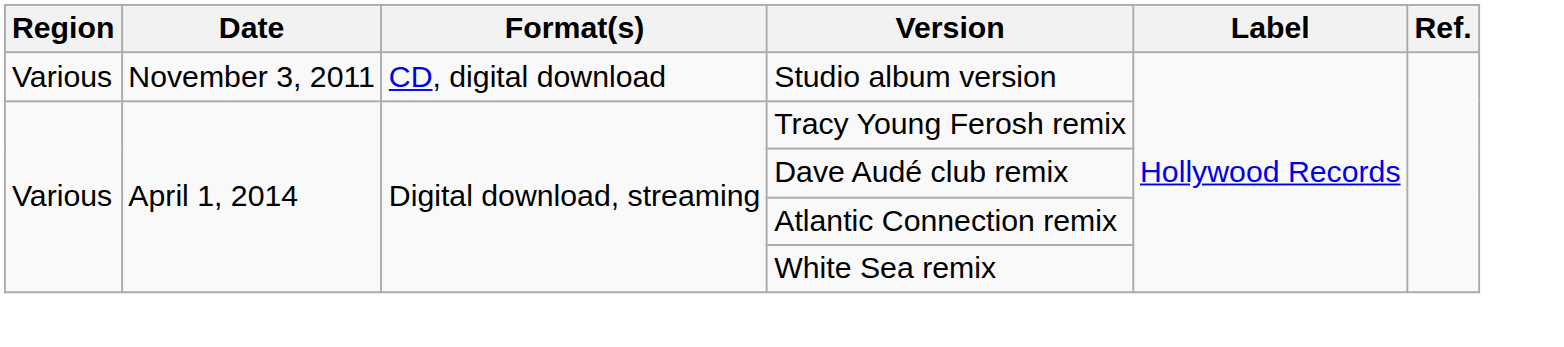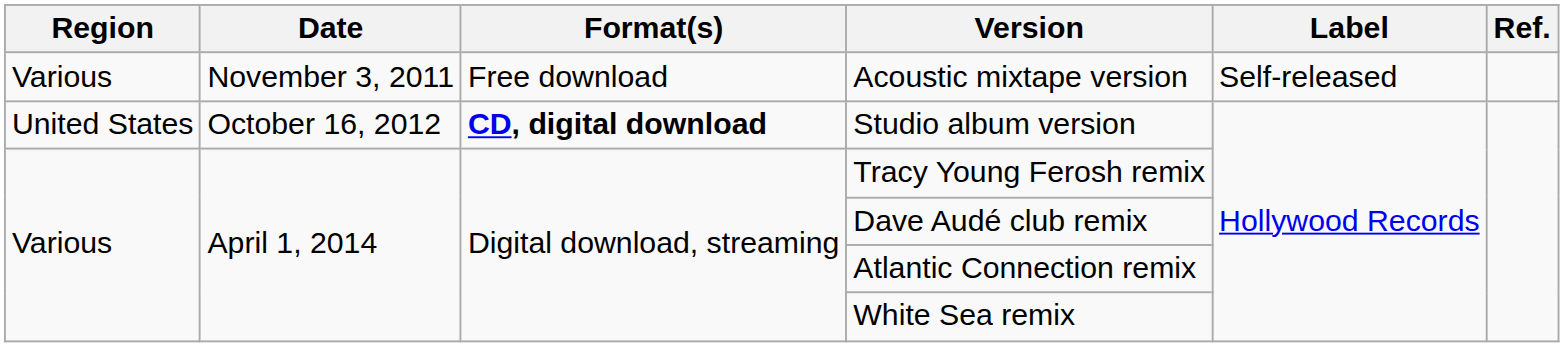+ row: (1021, 76)
(62, 76) Various -> (103, 124) United States
(252, 76) November 3, 2011 -> (324, 124) October 16, 2012
(528, 76) normal -> (617, 124) bold
